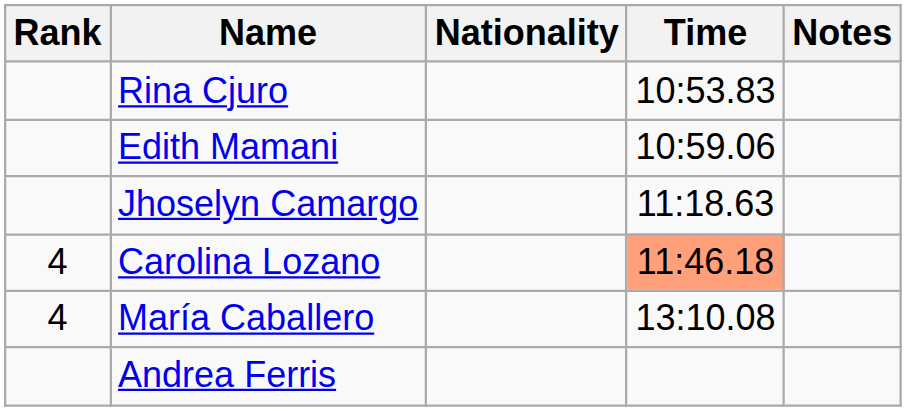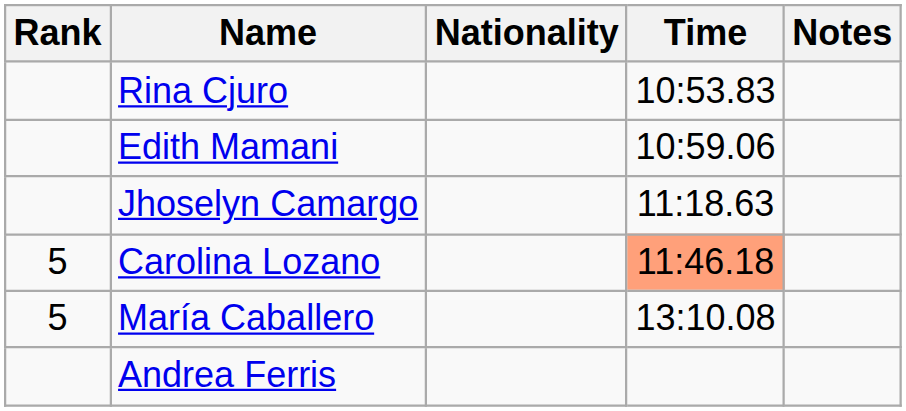(57, 261) 4 -> (57, 261) 5
(57, 318) 4 -> (57, 318) 5
